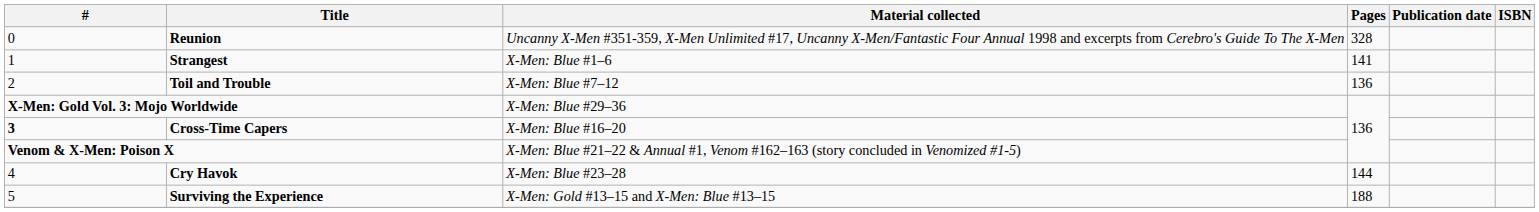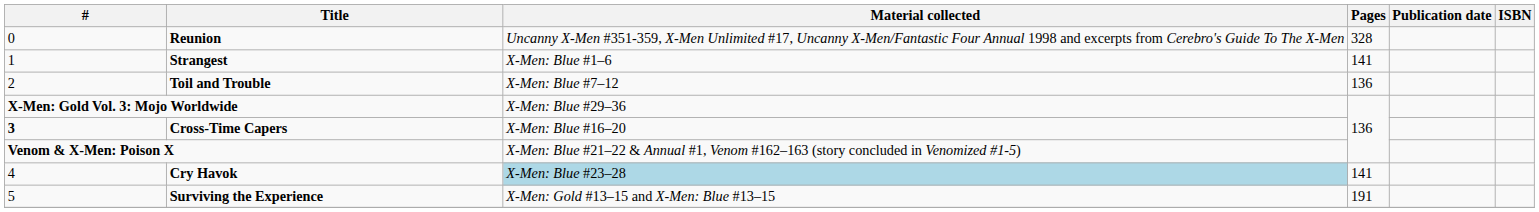(566, 173) no background -> (566, 173) lightblue background
(1362, 173) 144 -> (1362, 173) 141
(1362, 196) 188 -> (1362, 196) 191
